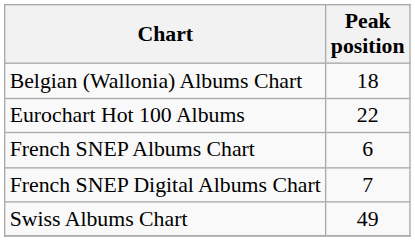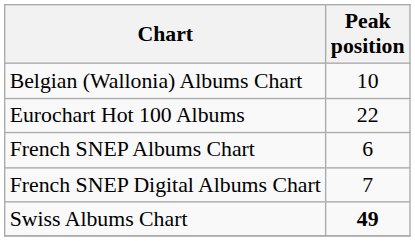(368, 80) 18 -> (368, 80) 10
(368, 218) normal -> (368, 218) bold
